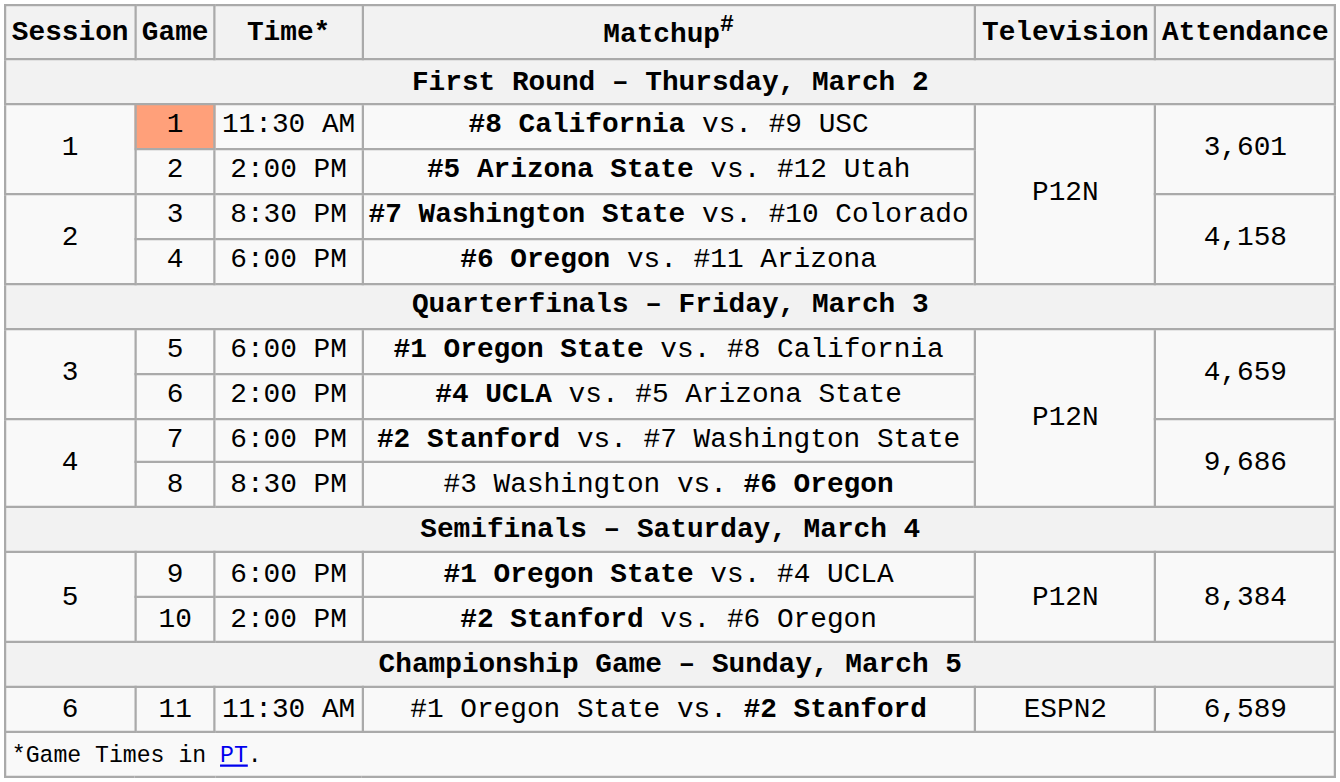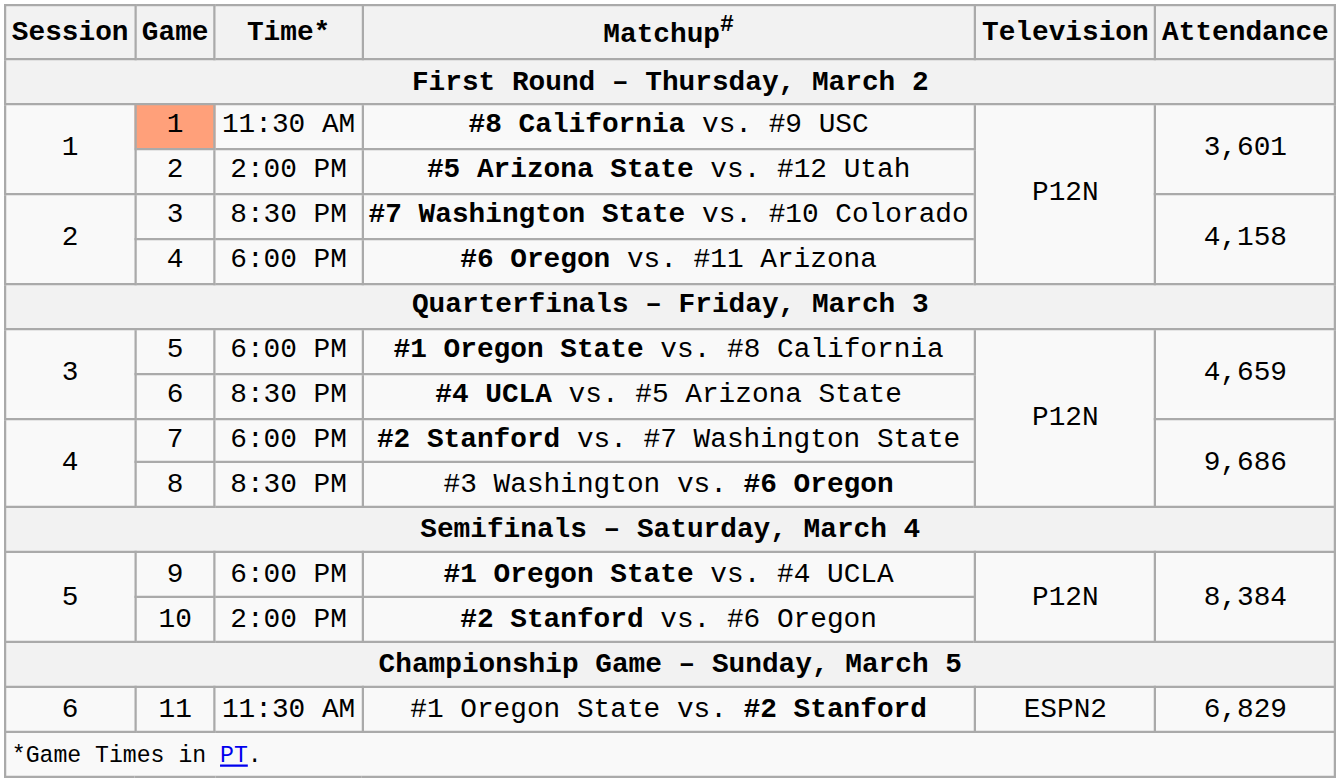(289, 396) 2:00 PM -> (289, 396) 8:30 PM
(1245, 710) 6,589 -> (1245, 710) 6,829
